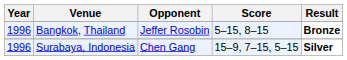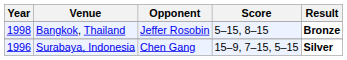(19, 30) 1996 -> (19, 30) 1998
